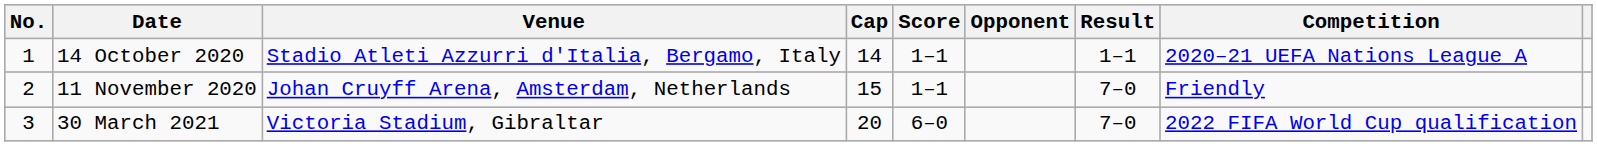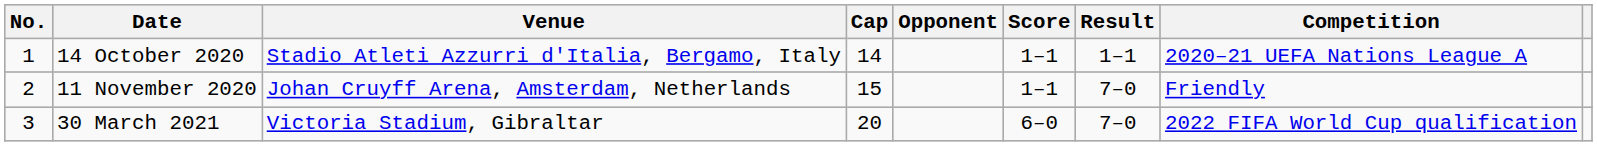columns swapped: (1020, 22) <-> (929, 22)
